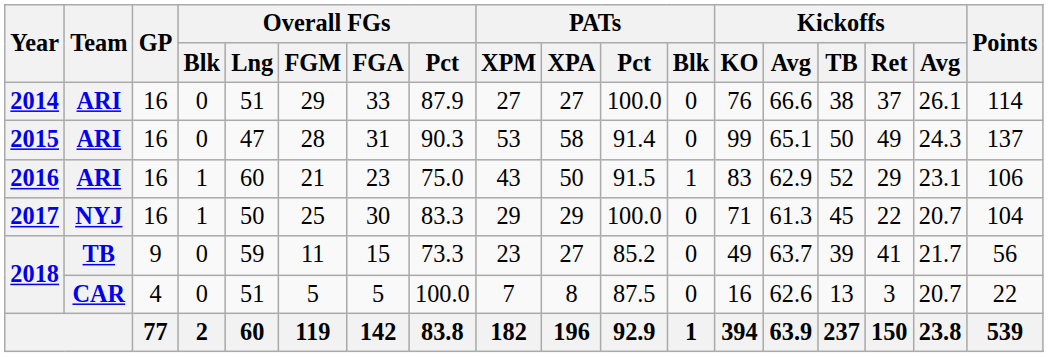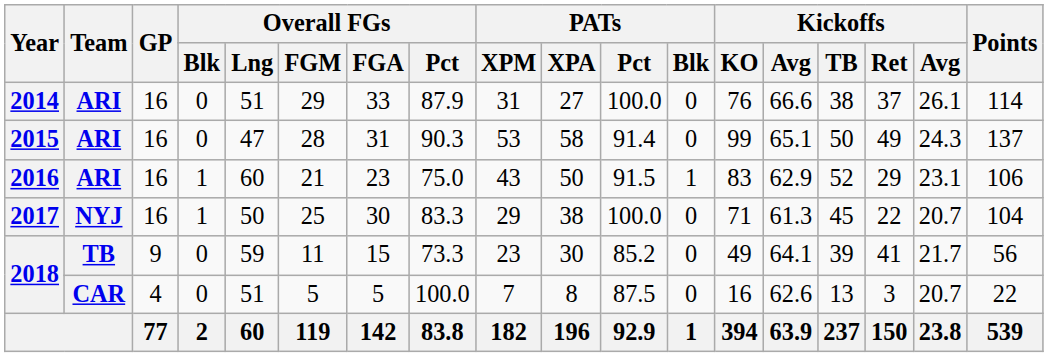(509, 100) 27 -> (509, 100) 31
(572, 216) 29 -> (572, 216) 38
(572, 255) 27 -> (572, 255) 30
(791, 255) 63.7 -> (791, 255) 64.1
